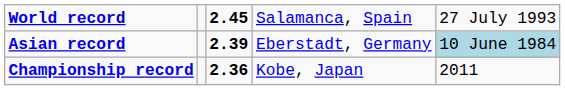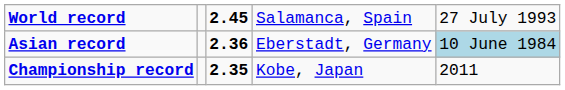(229, 44) 2.39 -> (229, 44) 2.36
(229, 71) 2.36 -> (229, 71) 2.35
